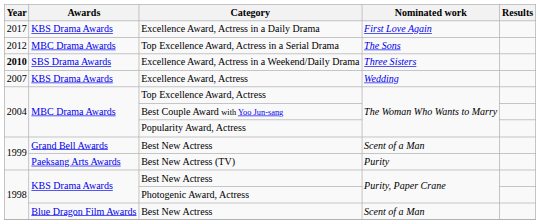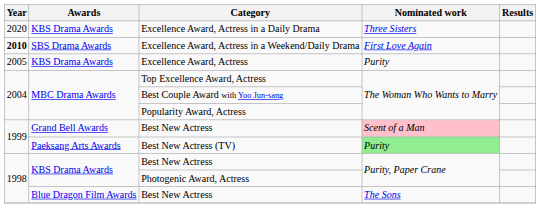(17, 29) 2017 -> (17, 29) 2020
(398, 29) First Love Again -> (390, 29) Three Sisters
- row: (74, 46)
(390, 62) Three Sisters -> (398, 46) First Love Again
(17, 79) 2007 -> (17, 62) 2005
(381, 79) Wedding -> (377, 62) Purity
(394, 145) no background -> (394, 128) pink background
(377, 161) no background -> (377, 145) lightgreen background
(394, 211) Scent of a Man -> (382, 194) The Sons
